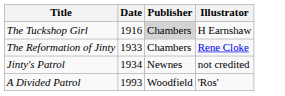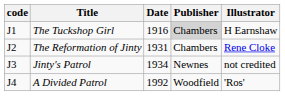+ column: (17, 13)
(131, 47) 1933 -> (157, 47) 1931
(131, 82) 1993 -> (157, 82) 1992
